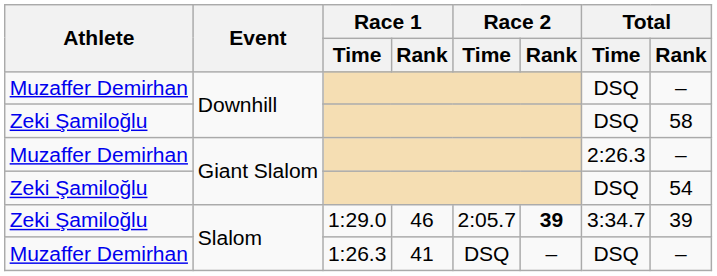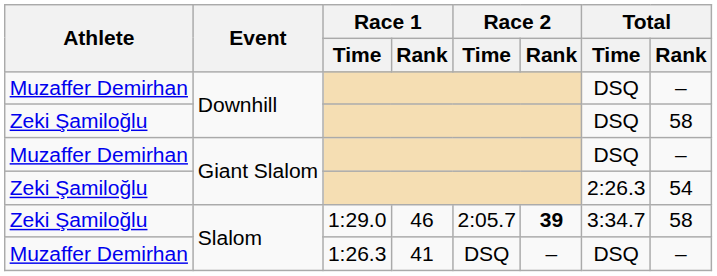(616, 155) 2:26.3 -> (616, 155) DSQ
(616, 188) DSQ -> (616, 188) 2:26.3
(681, 221) 39 -> (681, 221) 58
